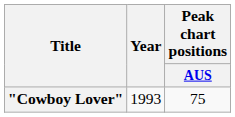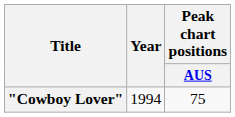(146, 99) 1993 -> (146, 99) 1994
